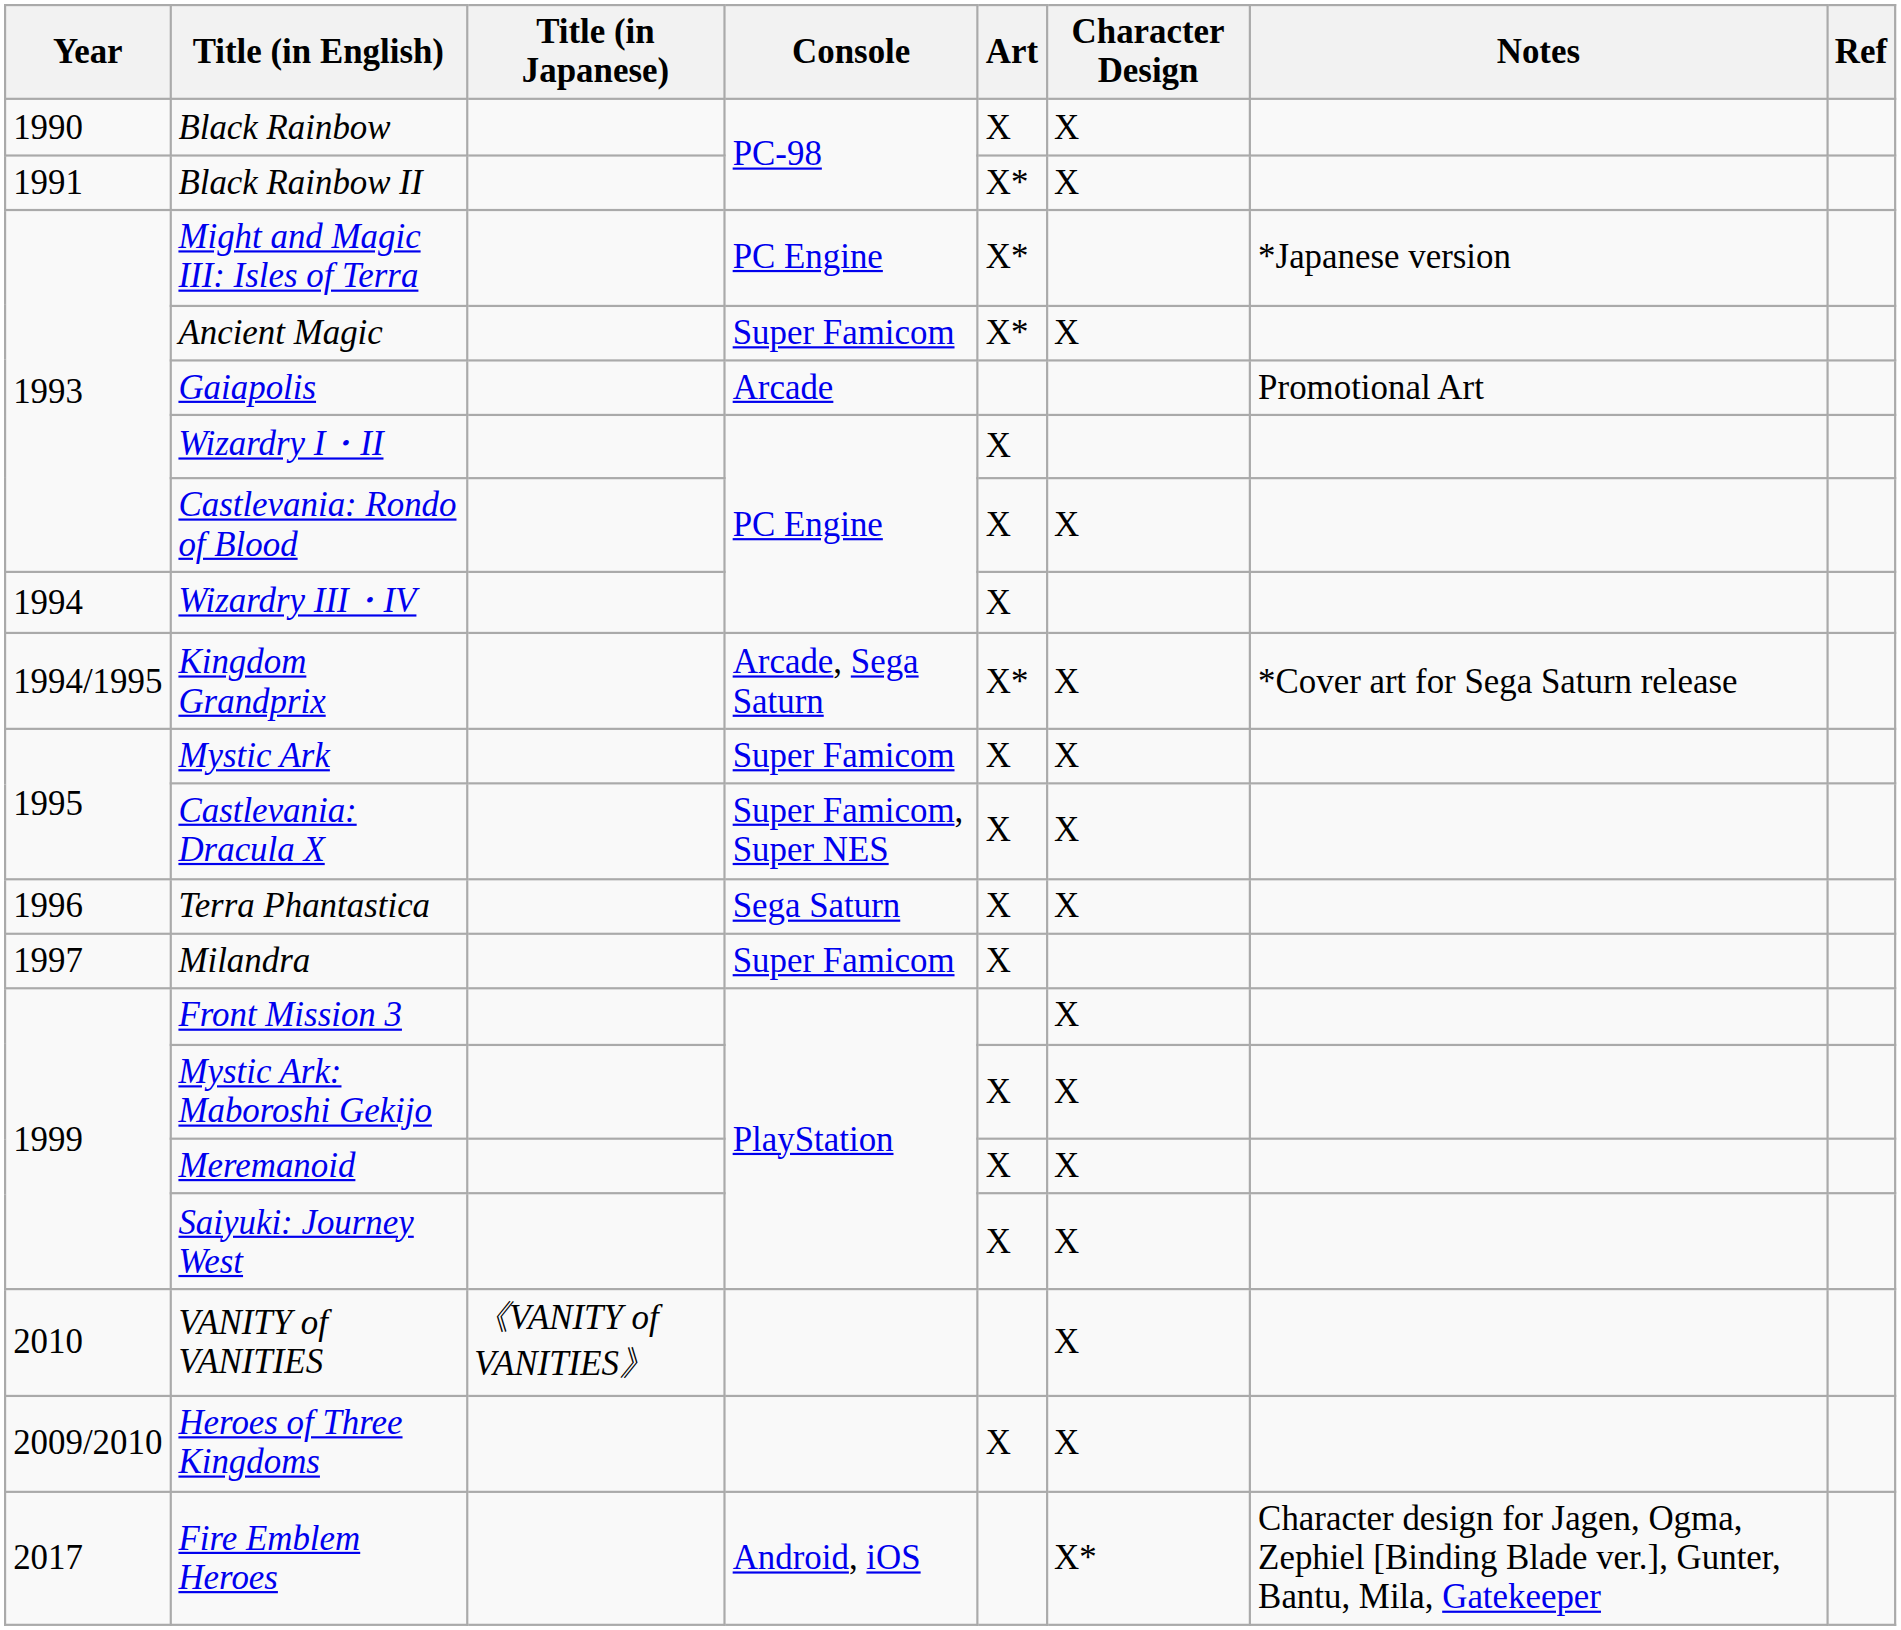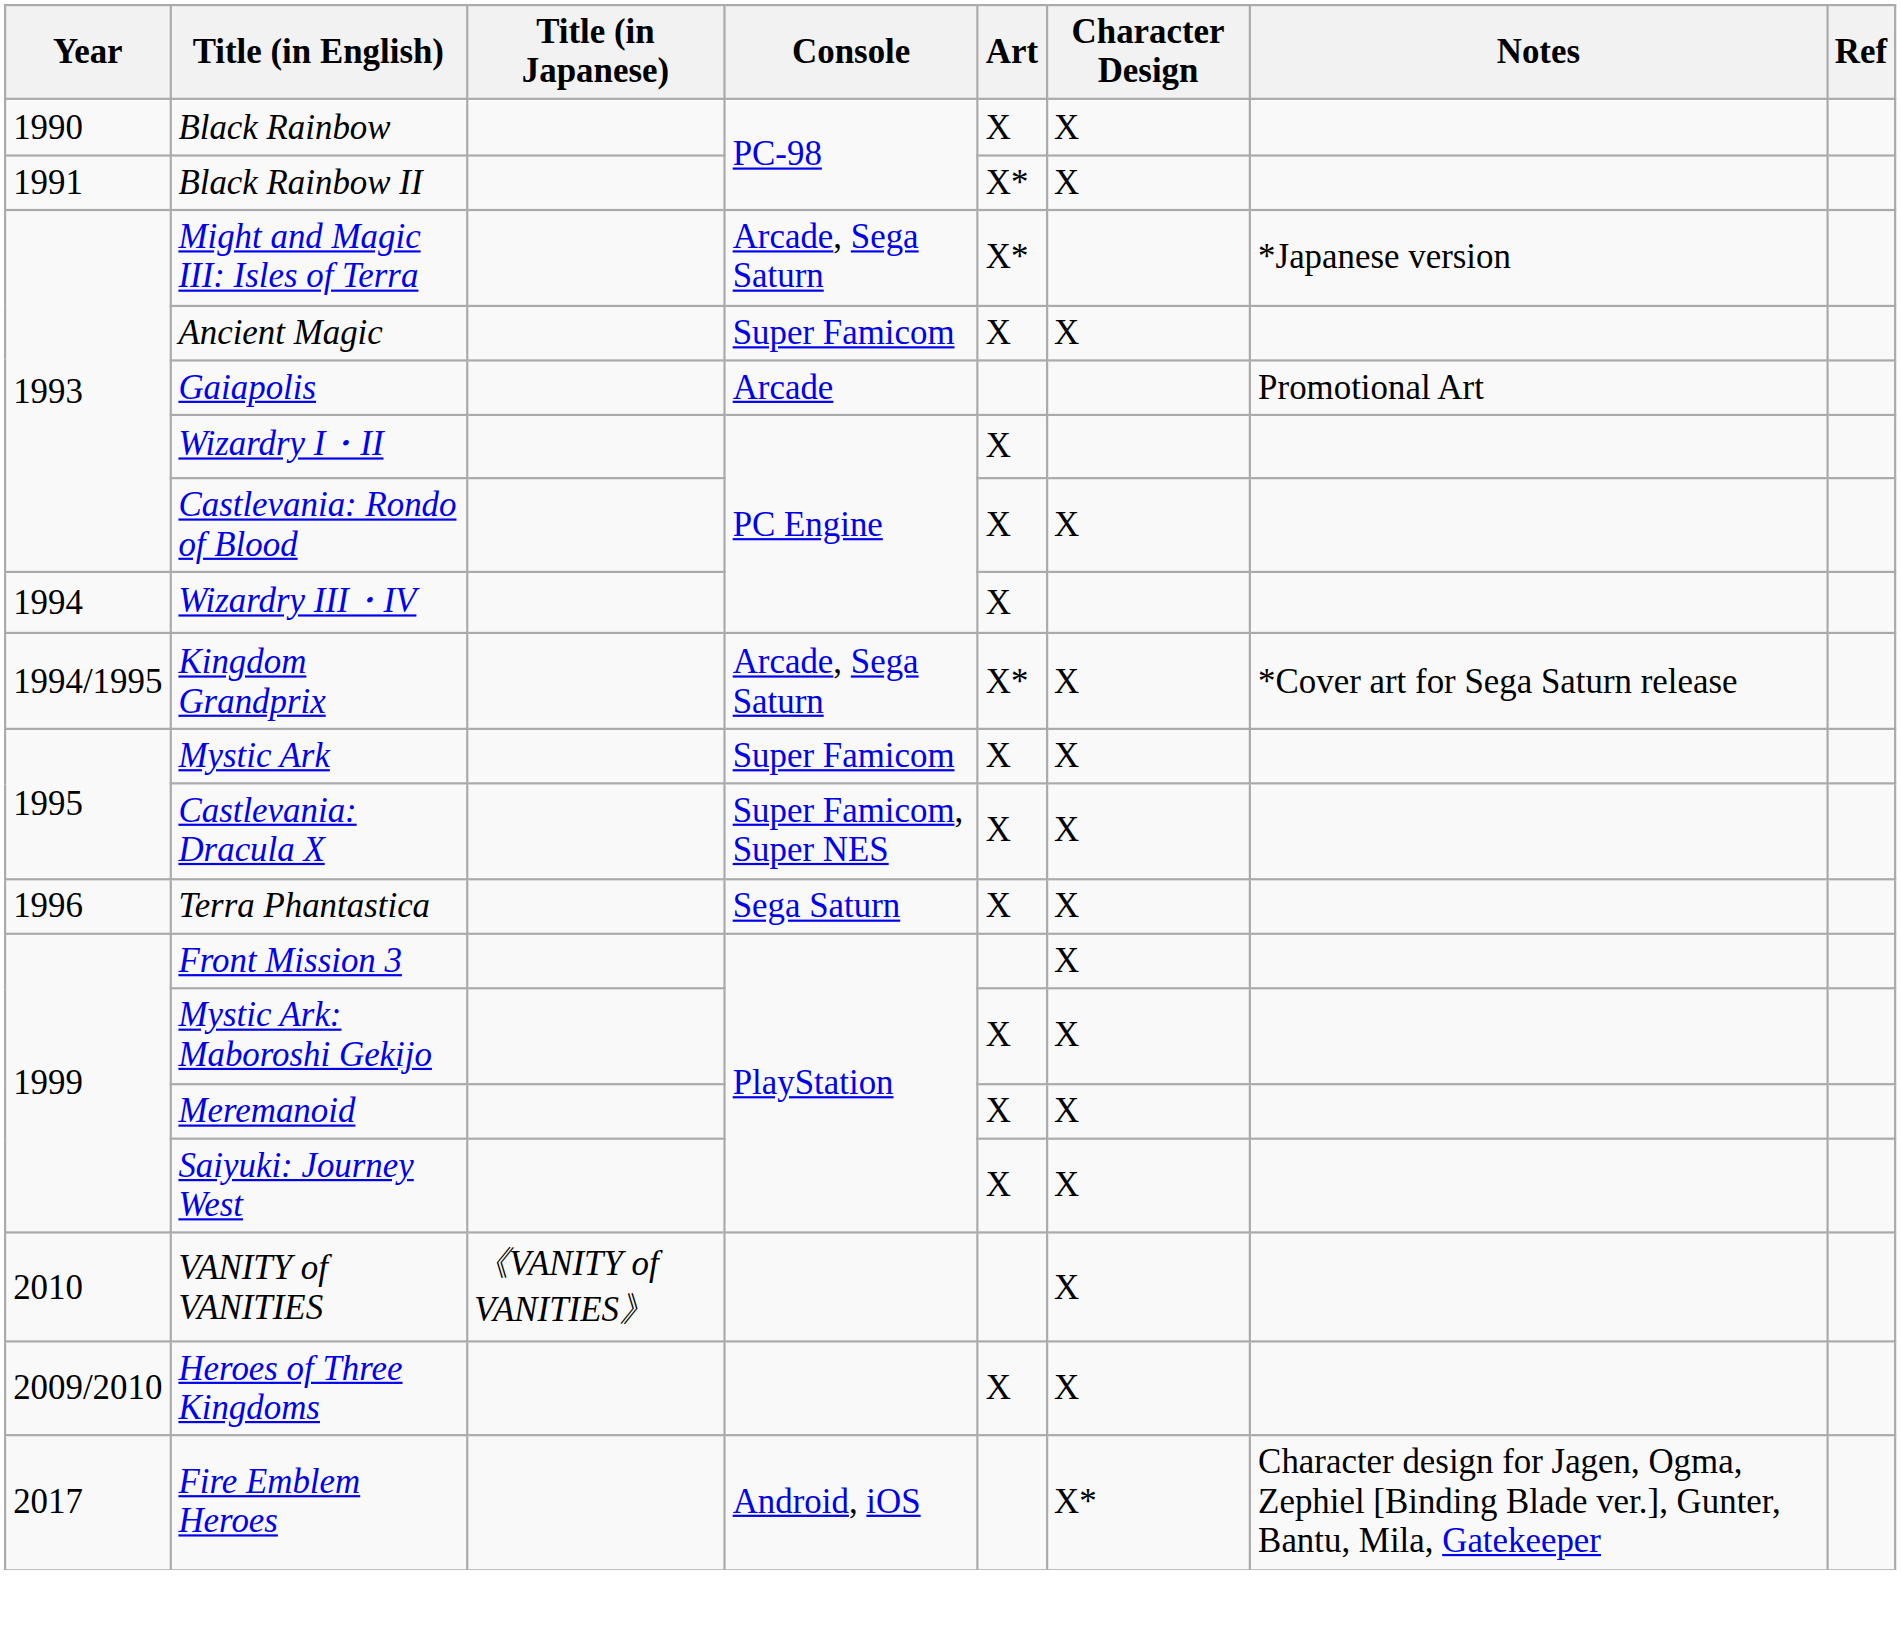(808, 256) PC Engine -> (826, 256) Arcade, Sega Saturn
(1007, 331) X* -> (998, 331) X
- row: (244, 960)
